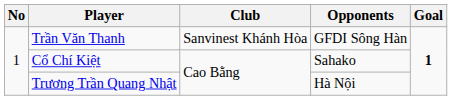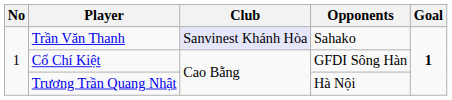(245, 38) no background -> (245, 38) lavender background
(361, 38) GFDI Sông Hàn -> (335, 38) Sahako
(335, 60) Sahako -> (361, 60) GFDI Sông Hàn
